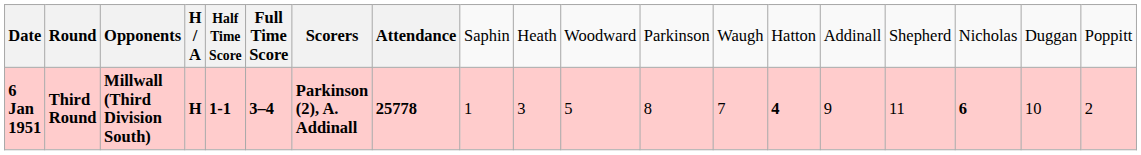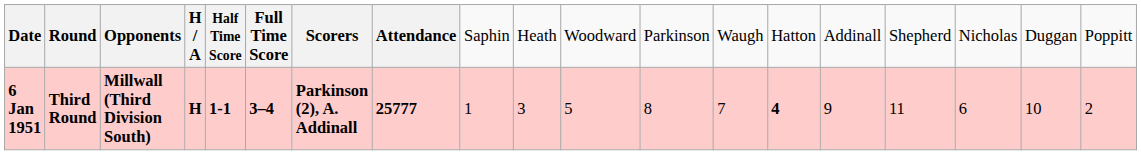(396, 108) 25778 -> (396, 108) 25777
(963, 108) bold -> (963, 108) normal
